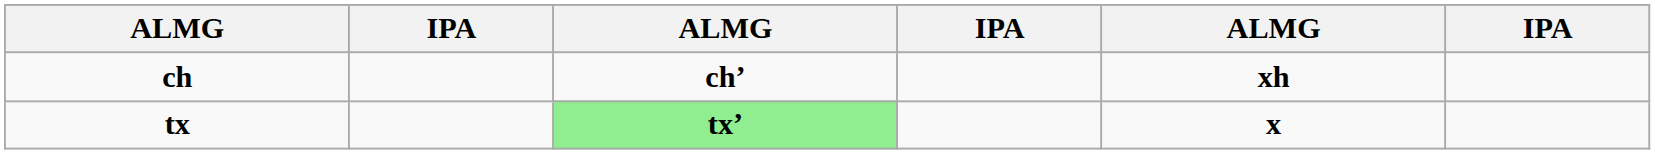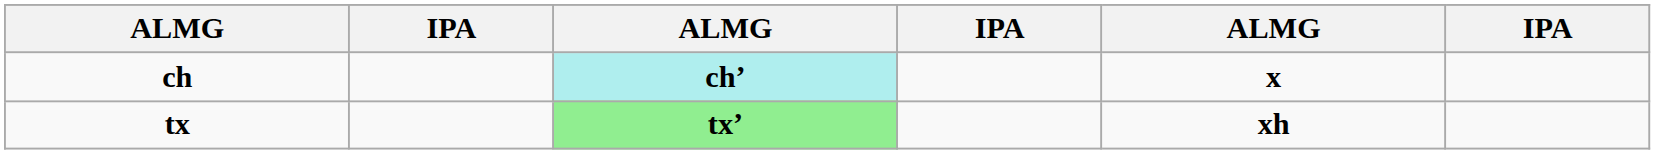(725, 76) no background -> (725, 76) paleturquoise background
(1274, 76) xh -> (1274, 76) x
(1274, 124) x -> (1274, 124) xh
